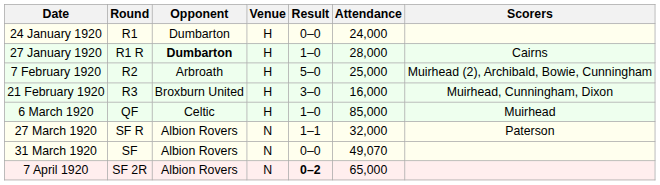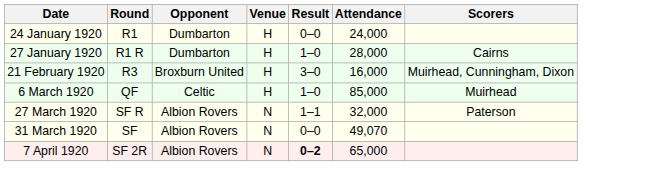(199, 53) bold -> (199, 53) normal
- row: (56, 72)
